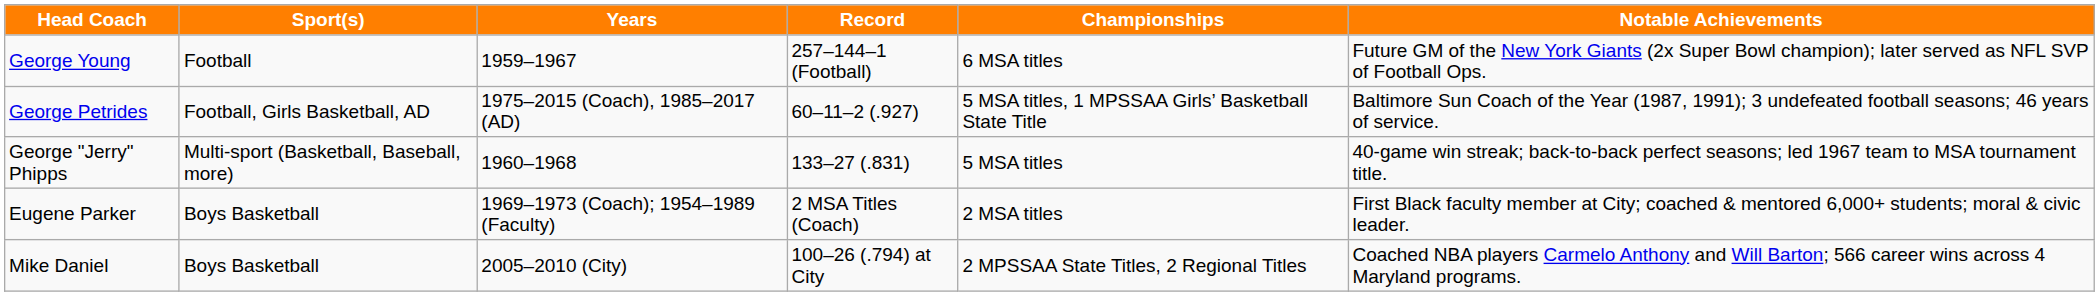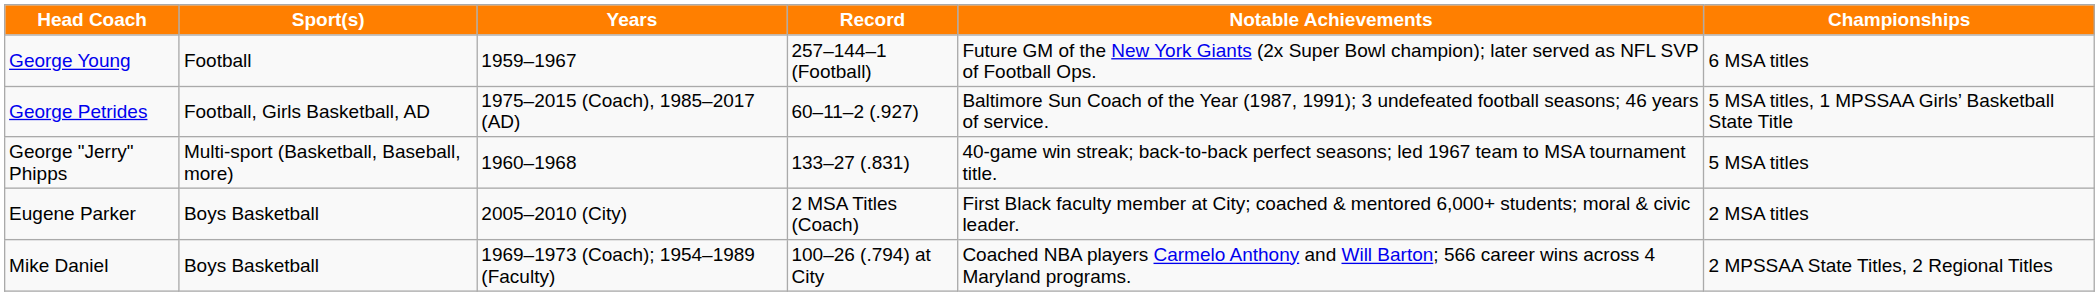columns swapped: (1153, 20) <-> (1721, 20)
(618, 214) 1969–1973 (Coach); 1954–1989 (Faculty) -> (554, 214) 2005–2010 (City)
(554, 265) 2005–2010 (City) -> (618, 265) 1969–1973 (Coach); 1954–1989 (Faculty)
